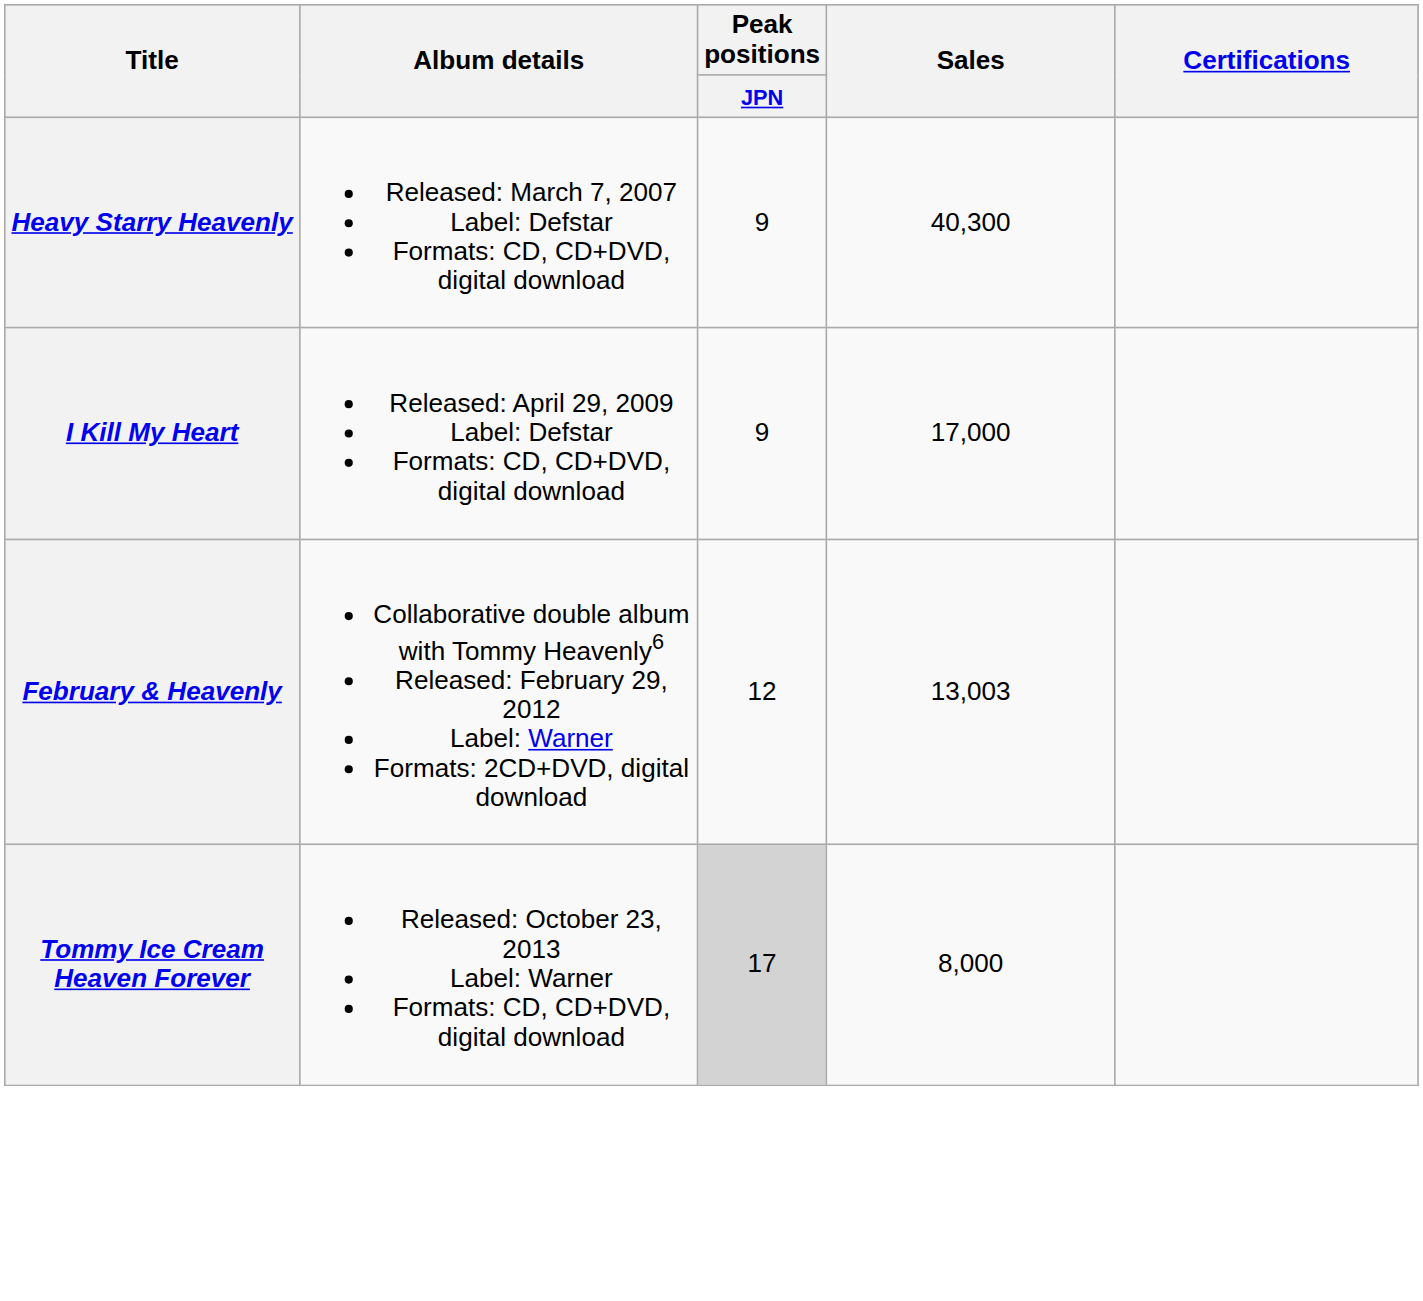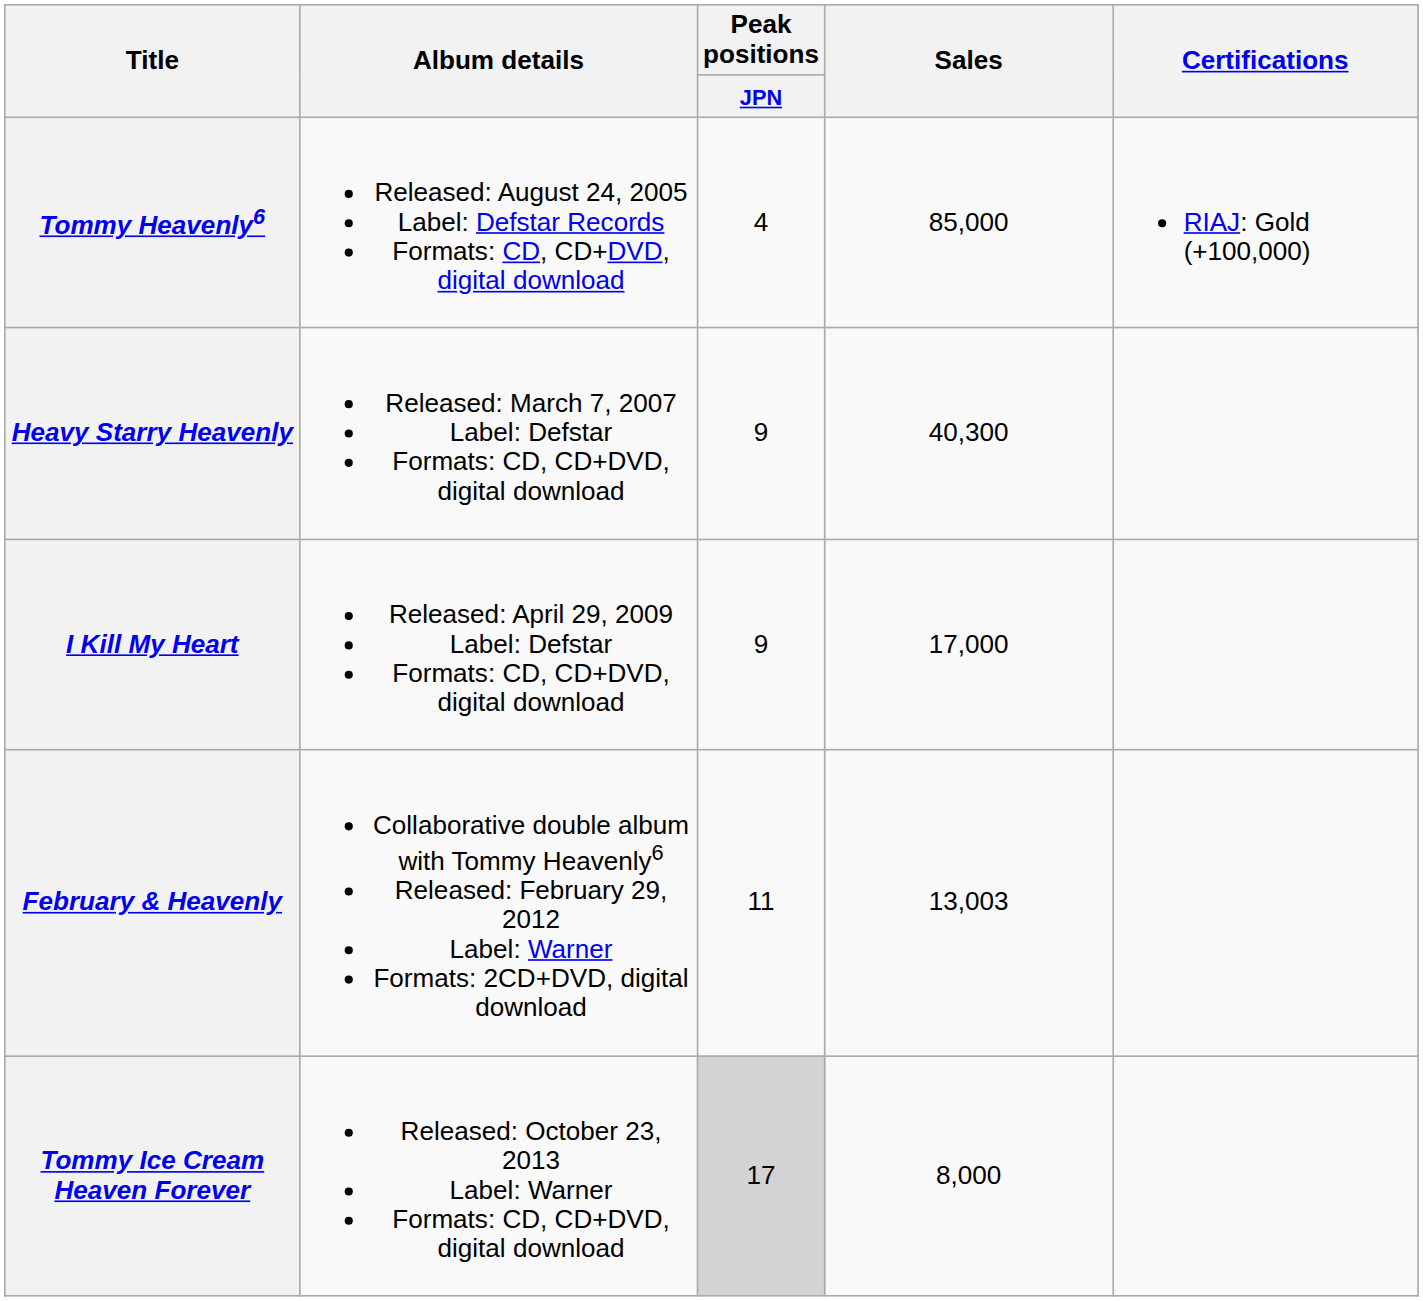+ row: (152, 221)
(762, 691) 12 -> (761, 902) 11
